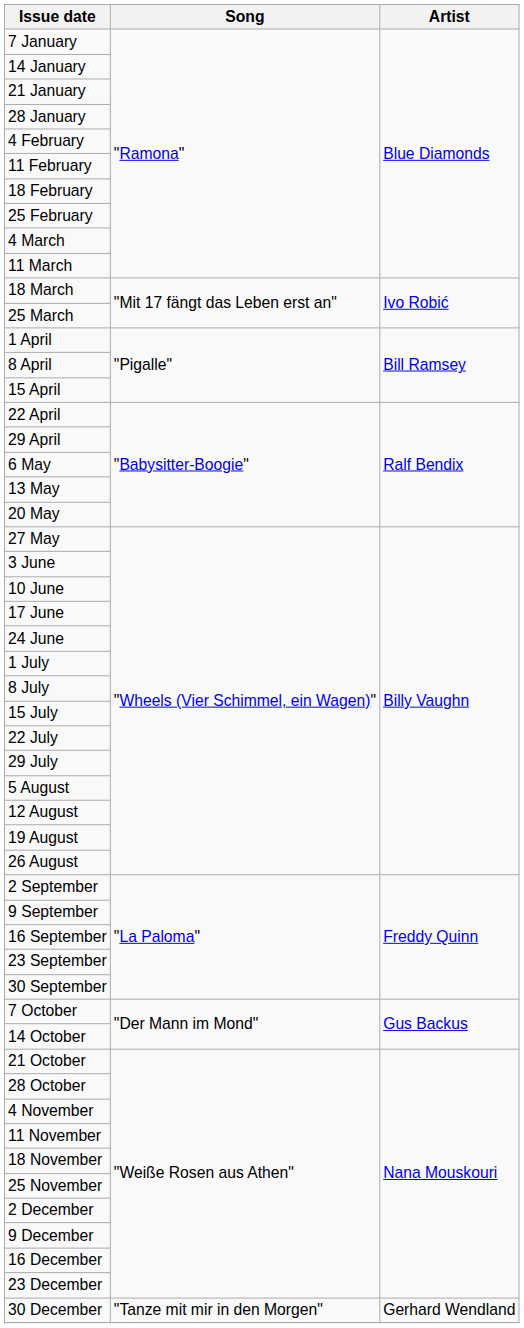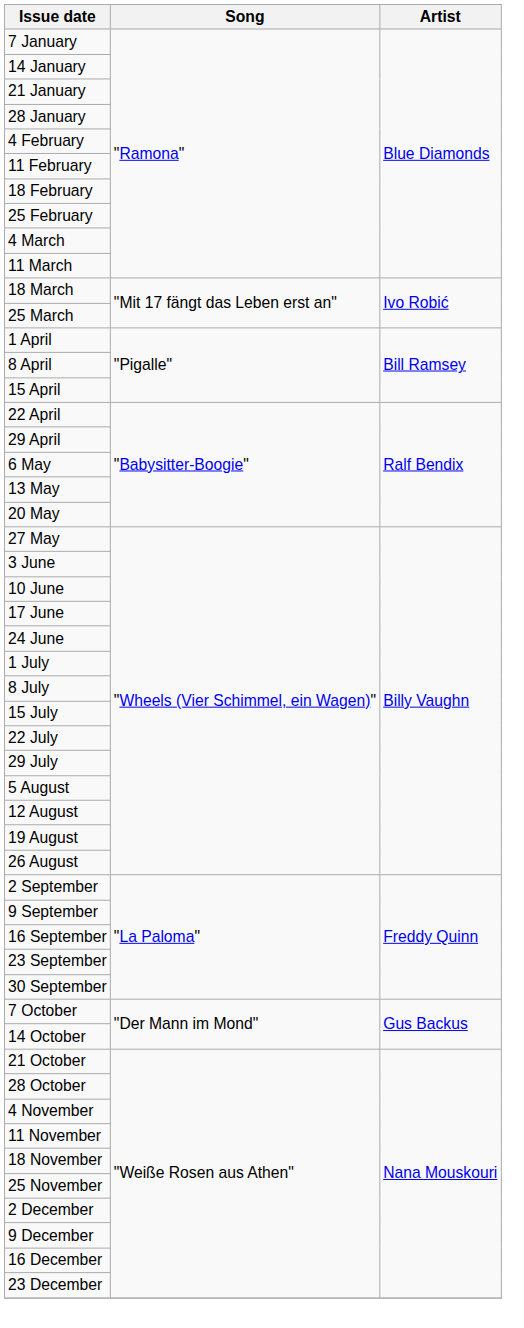- row: (55, 1310)
